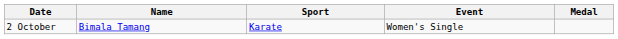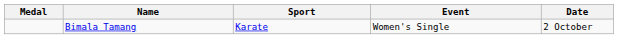columns swapped: (584, 12) <-> (40, 12)
